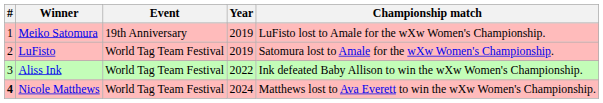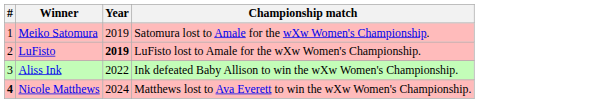- column: (165, 13)
(402, 32) LuFisto lost to Amale for the wXw Women's Championship. -> (282, 32) Satomura lost to Amale for the wXw Women's Championship.
(241, 51) normal -> (117, 51) bold
(406, 51) Satomura lost to Amale for the wXw Women's Championship. -> (278, 51) LuFisto lost to Amale for the wXw Women's Championship.
